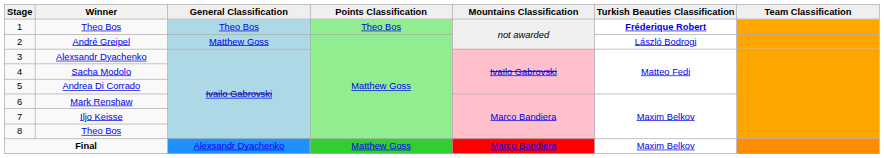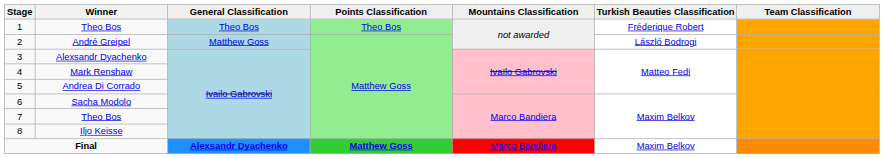(666, 27) bold -> (666, 27) normal
(101, 72) Sacha Modolo -> (101, 72) Mark Renshaw
(101, 102) Mark Renshaw -> (101, 102) Sacha Modolo
(101, 117) Iljo Keisse -> (101, 117) Theo Bos
(101, 131) Theo Bos -> (101, 131) Iljo Keisse
(239, 146) normal -> (239, 146) bold
(381, 146) normal -> (381, 146) bold
